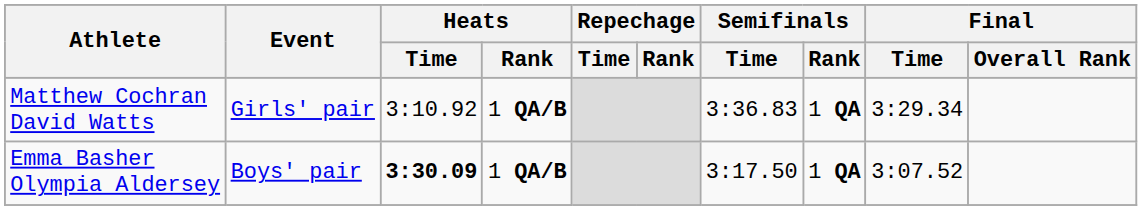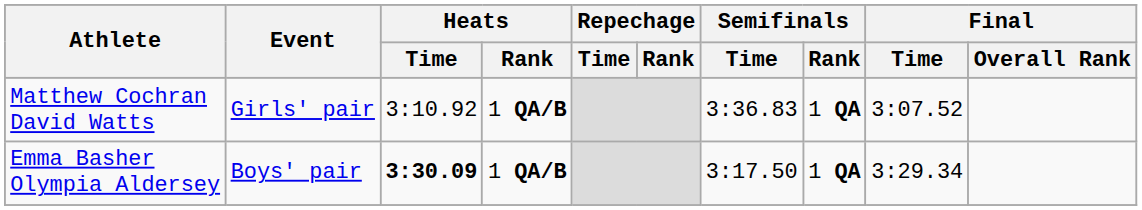(917, 110) 3:29.34 -> (917, 110) 3:07.52
(917, 173) 3:07.52 -> (917, 173) 3:29.34
